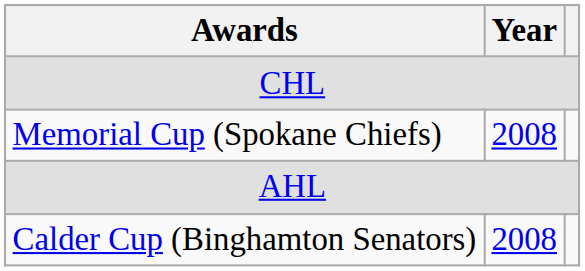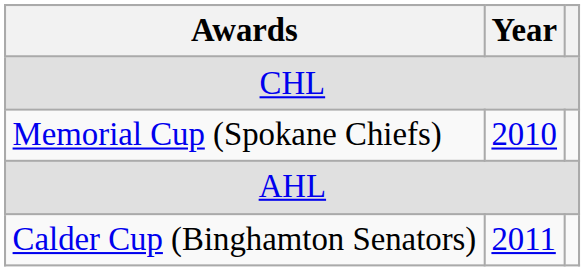(524, 134) 2008 -> (524, 134) 2010
(524, 238) 2008 -> (524, 238) 2011
